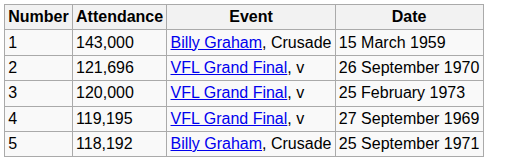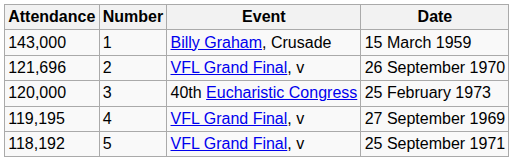columns swapped: (38, 17) <-> (120, 17)
(237, 93) VFL Grand Final, v -> (264, 93) 40th Eucharistic Congress
(251, 144) Billy Graham, Crusade -> (237, 144) VFL Grand Final, v
